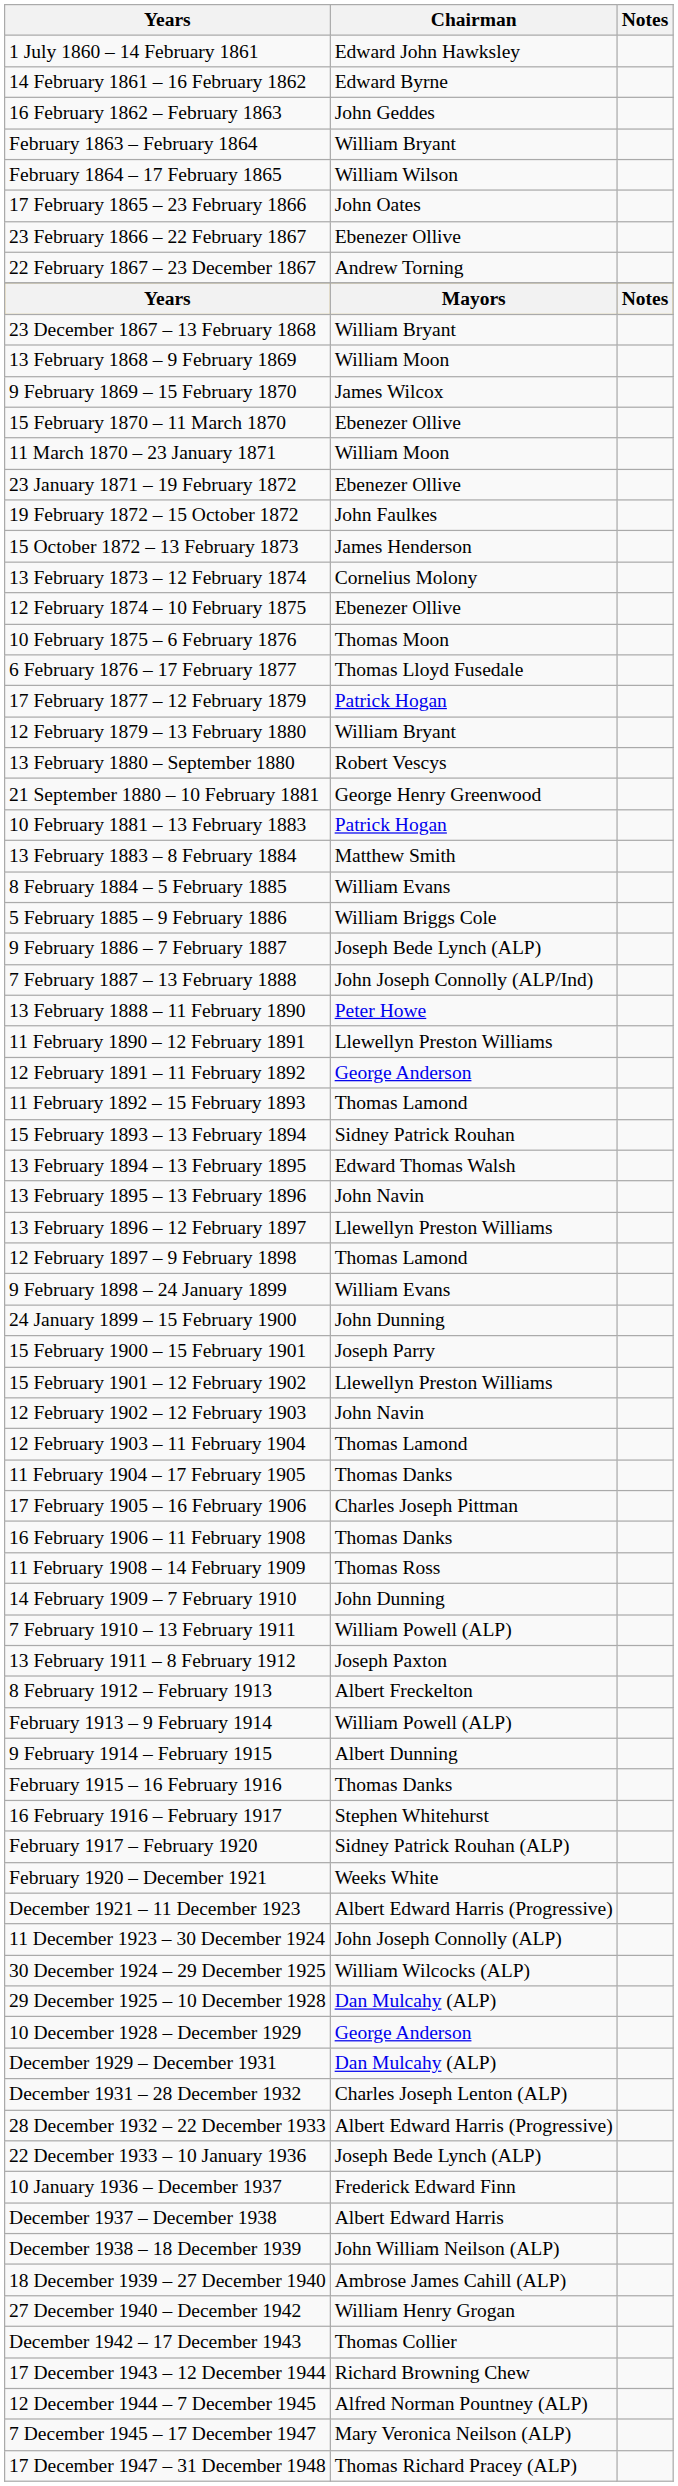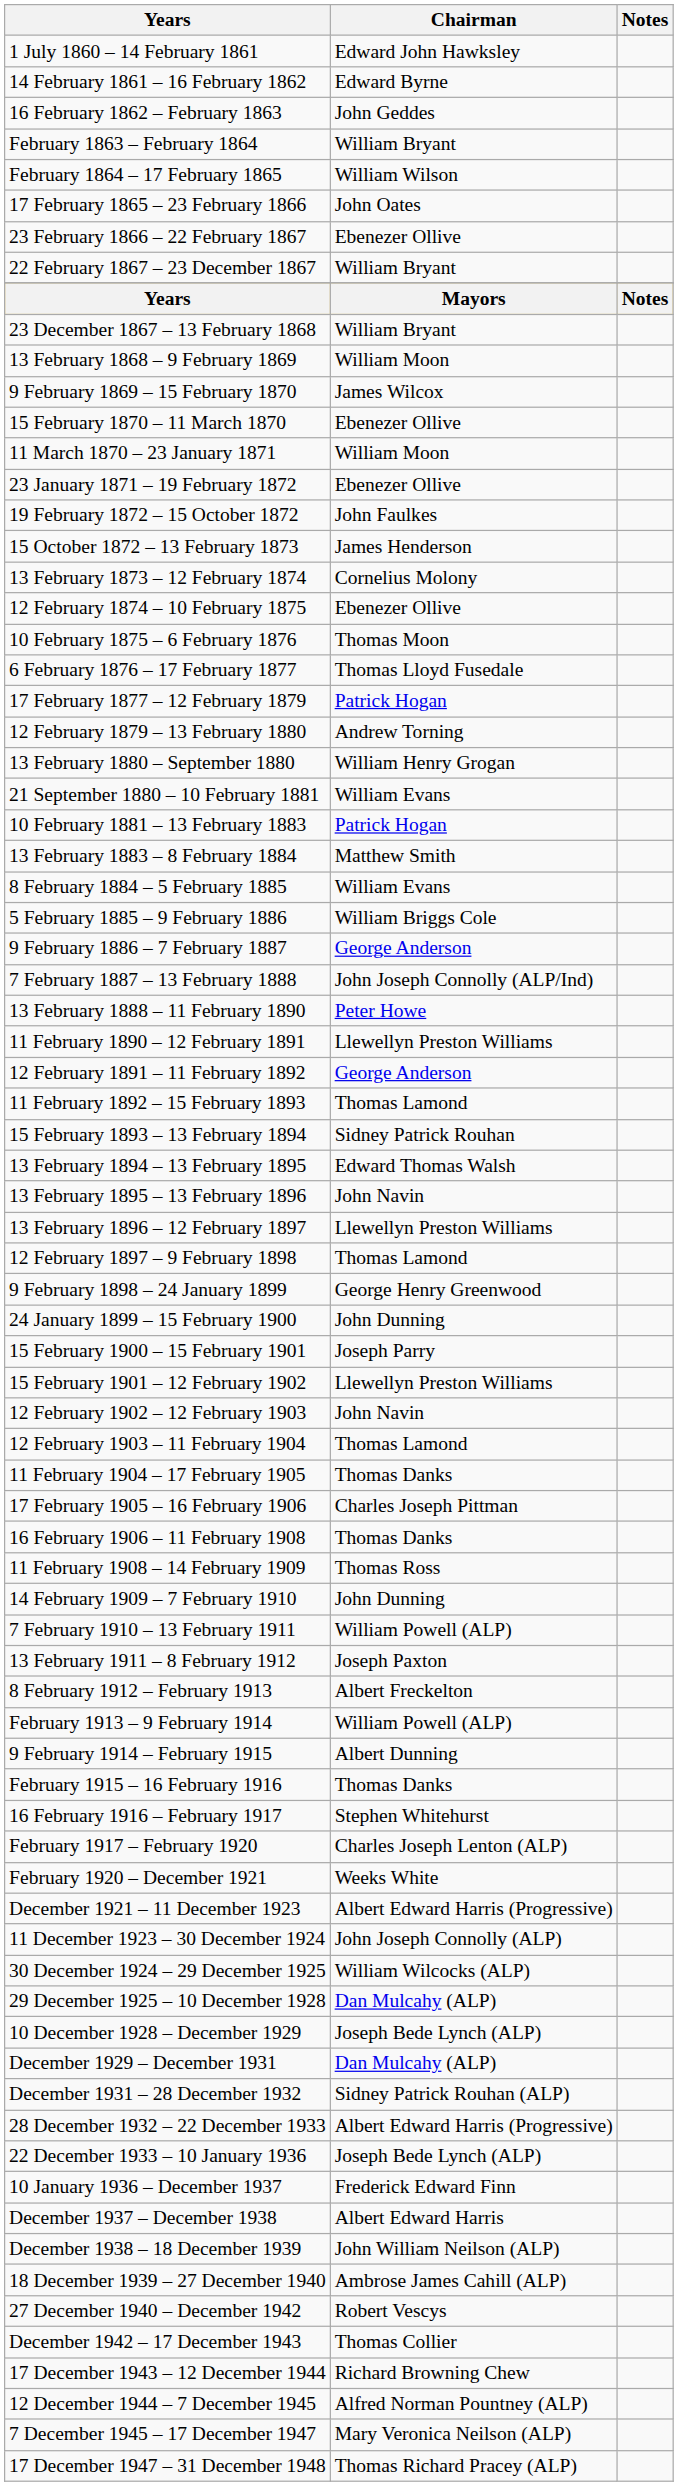(399, 267) Andrew Torning -> (395, 267) William Bryant
(395, 732) William Bryant -> (399, 732) Andrew Torning
(391, 762) Robert Vescys -> (425, 762) William Henry Grogan
(438, 793) George Henry Greenwood -> (393, 793) William Evans
(438, 948) Joseph Bede Lynch (ALP) -> (403, 948) George Anderson
(393, 1289) William Evans -> (438, 1289) George Henry Greenwood
(452, 1846) Sidney Patrick Rouhan (ALP) -> (451, 1846) Charles Joseph Lenton (ALP)
(403, 2032) George Anderson -> (438, 2032) Joseph Bede Lynch (ALP)
(451, 2094) Charles Joseph Lenton (ALP) -> (452, 2094) Sidney Patrick Rouhan (ALP)
(425, 2310) William Henry Grogan -> (391, 2310) Robert Vescys
